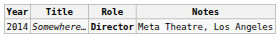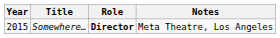(17, 26) 2014 -> (17, 26) 2015
